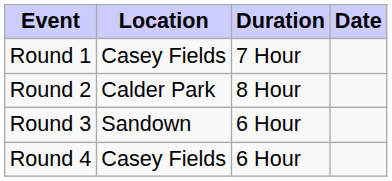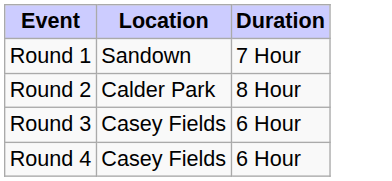- column: (358, 21)
(164, 55) Casey Fields -> (146, 55) Sandown
(146, 124) Sandown -> (164, 124) Casey Fields
